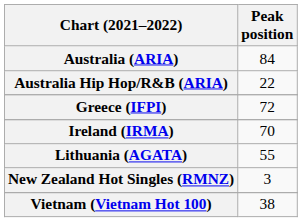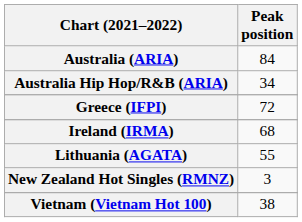(267, 82) 22 -> (267, 82) 34
(267, 131) 70 -> (267, 131) 68
